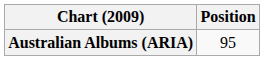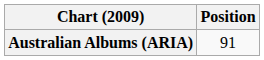(228, 42) 95 -> (228, 42) 91
